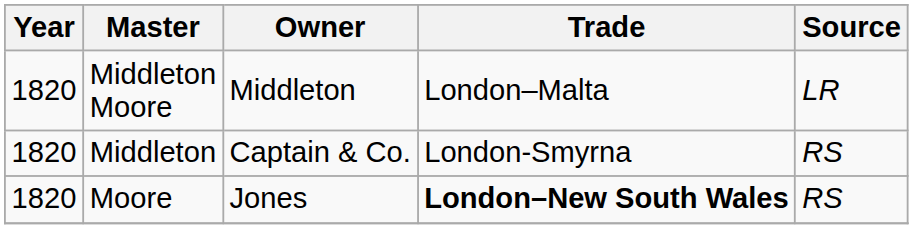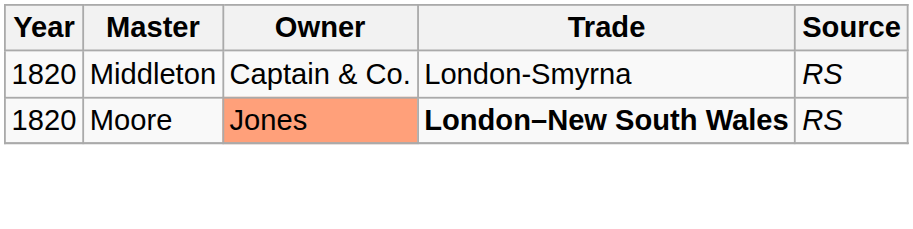- row: (153, 90)
(268, 198) no background -> (268, 119) lightsalmon background
